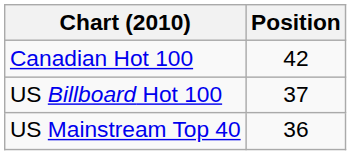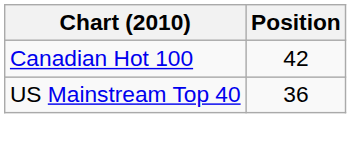- row: (116, 94)
